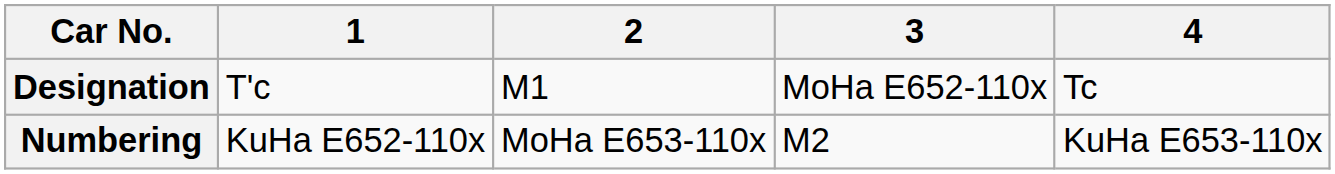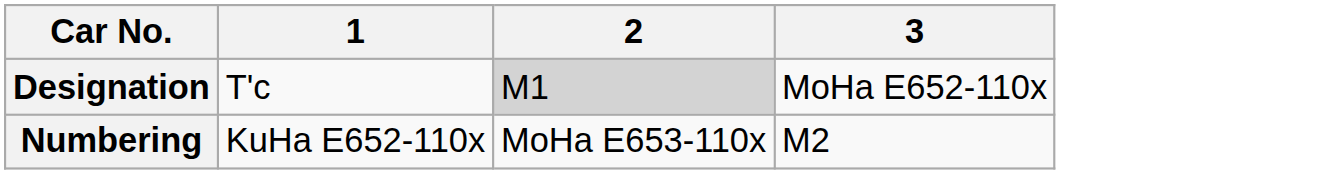- column: (1193, 31)
(525, 86) no background -> (525, 86) lightgrey background
